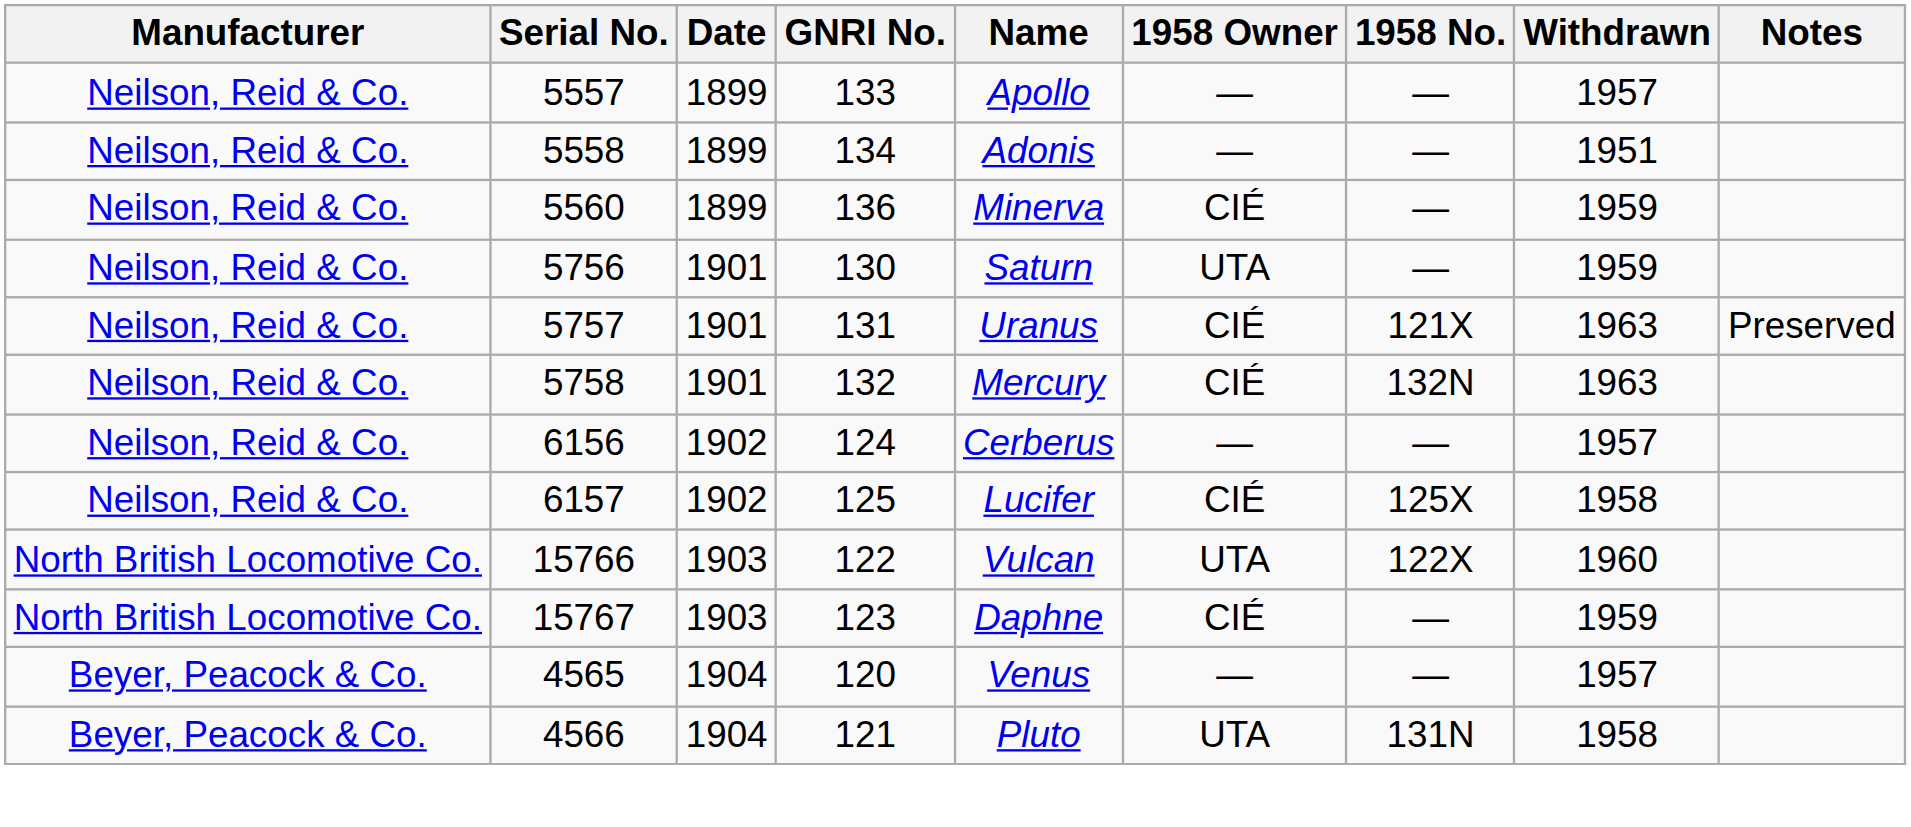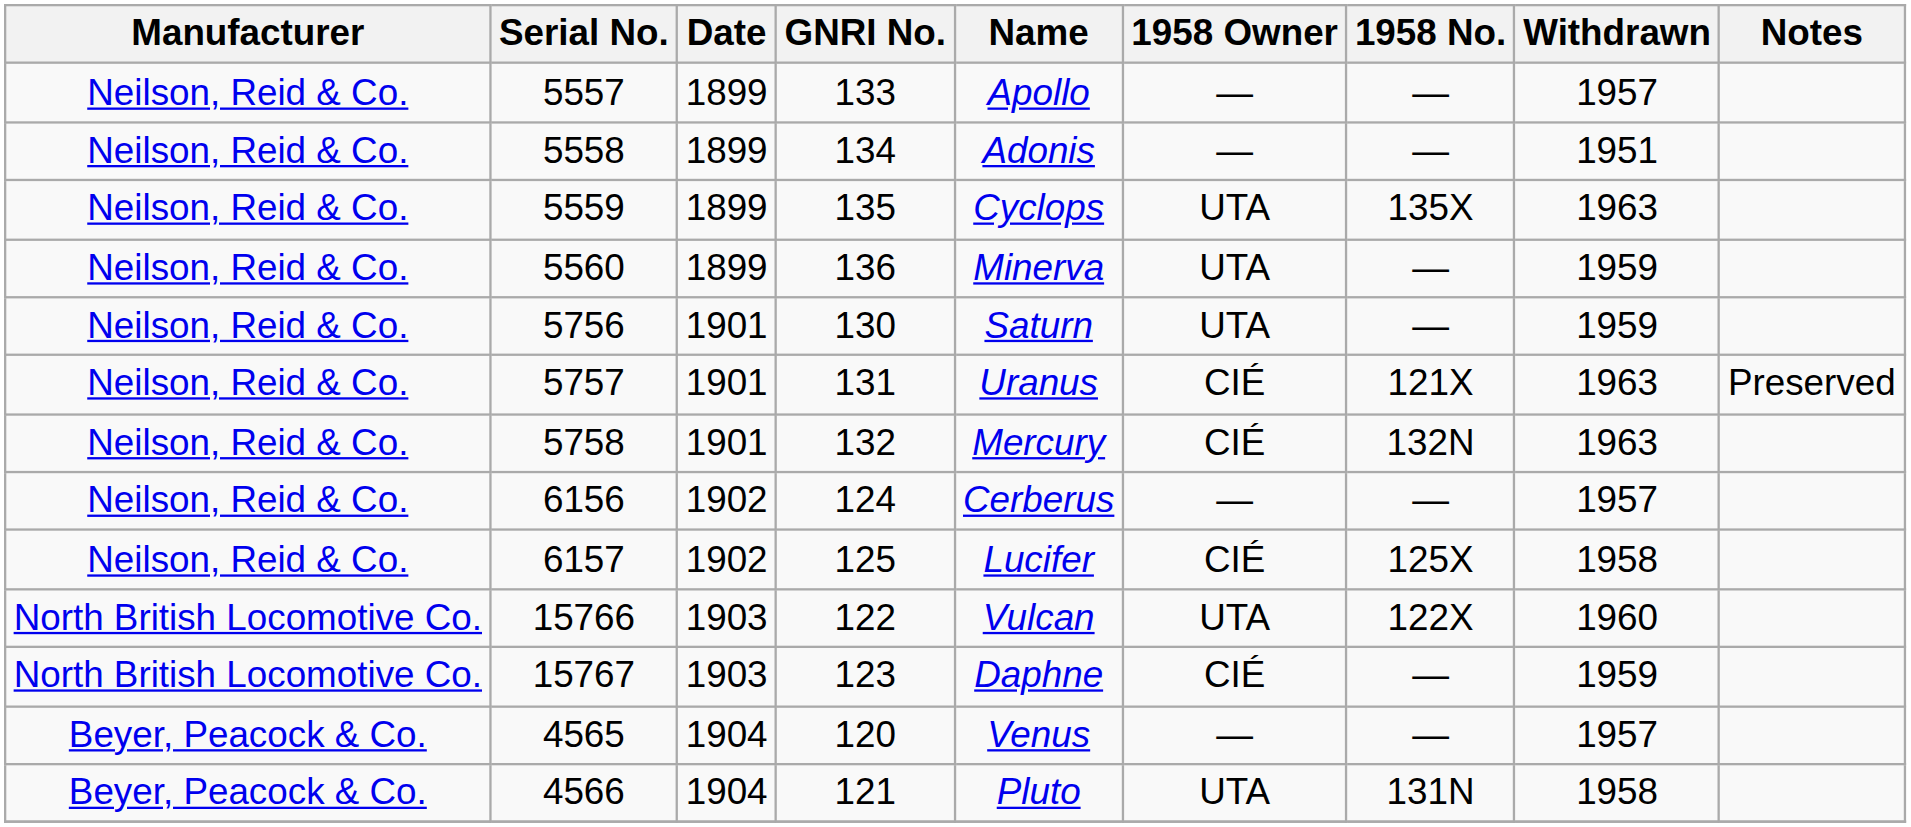+ row: (584, 208)
(1235, 208) CIÉ -> (1235, 267) UTA
